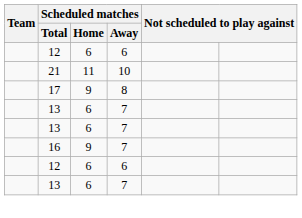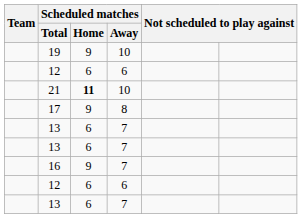+ row: (54, 52)
(89, 71) normal -> (89, 90) bold
